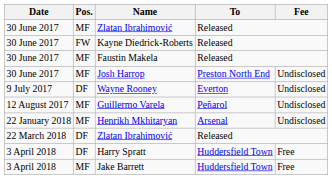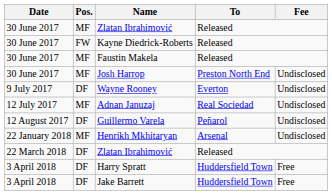+ row: (32, 105)
(83, 105) MF -> (82, 120) DF
(83, 167) MF -> (82, 182) DF
